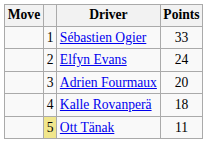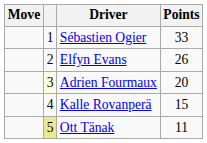(181, 60) 24 -> (181, 60) 26
(50, 82) no background -> (50, 82) lightyellow background
(181, 105) 18 -> (181, 105) 15
